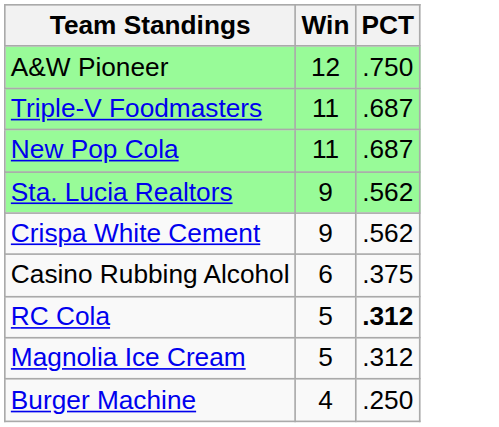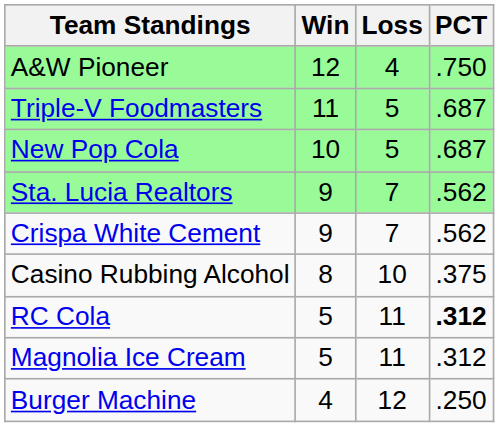+ column: (392, 25)
(326, 150) 11 -> (326, 150) 10
(326, 274) 6 -> (326, 274) 8
